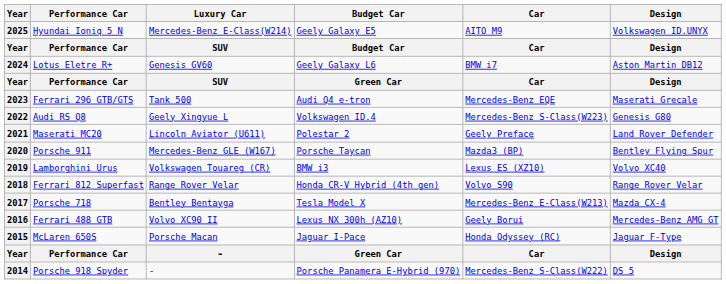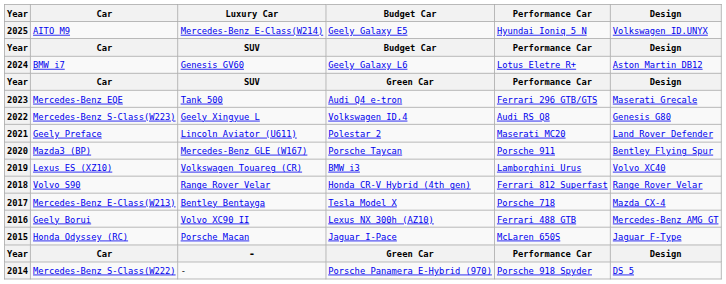columns swapped: (537, 14) <-> (88, 14)
